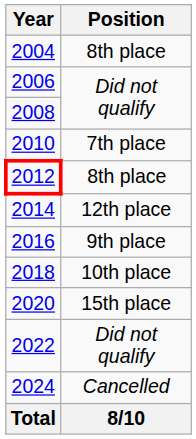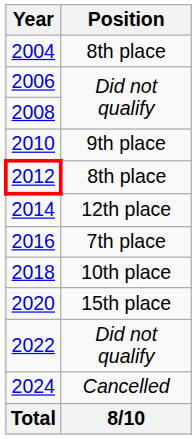(126, 144) 7th place -> (126, 144) 9th place
(126, 241) 9th place -> (126, 241) 7th place
